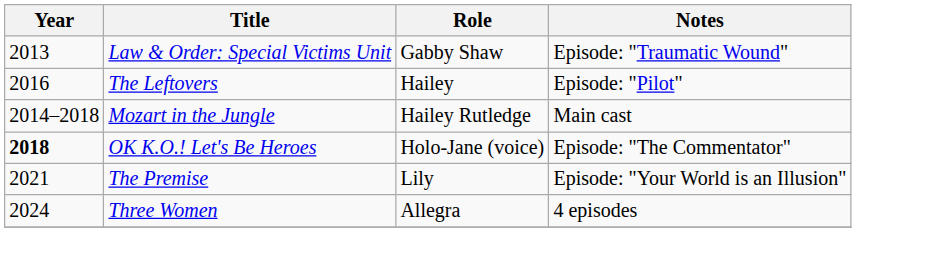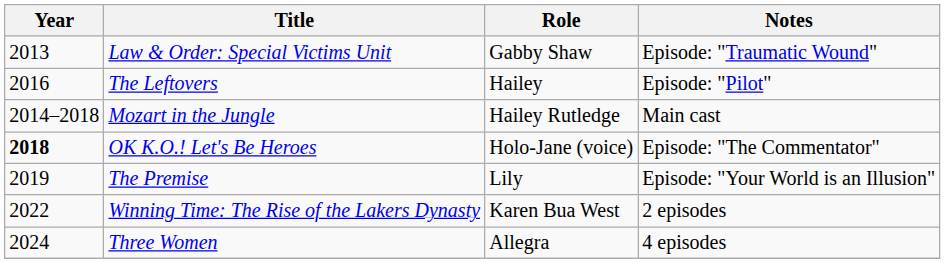(29, 178) 2021 -> (29, 178) 2019
+ row: (294, 210)
